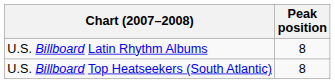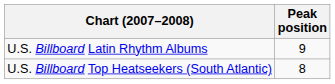(302, 48) 8 -> (302, 48) 9
